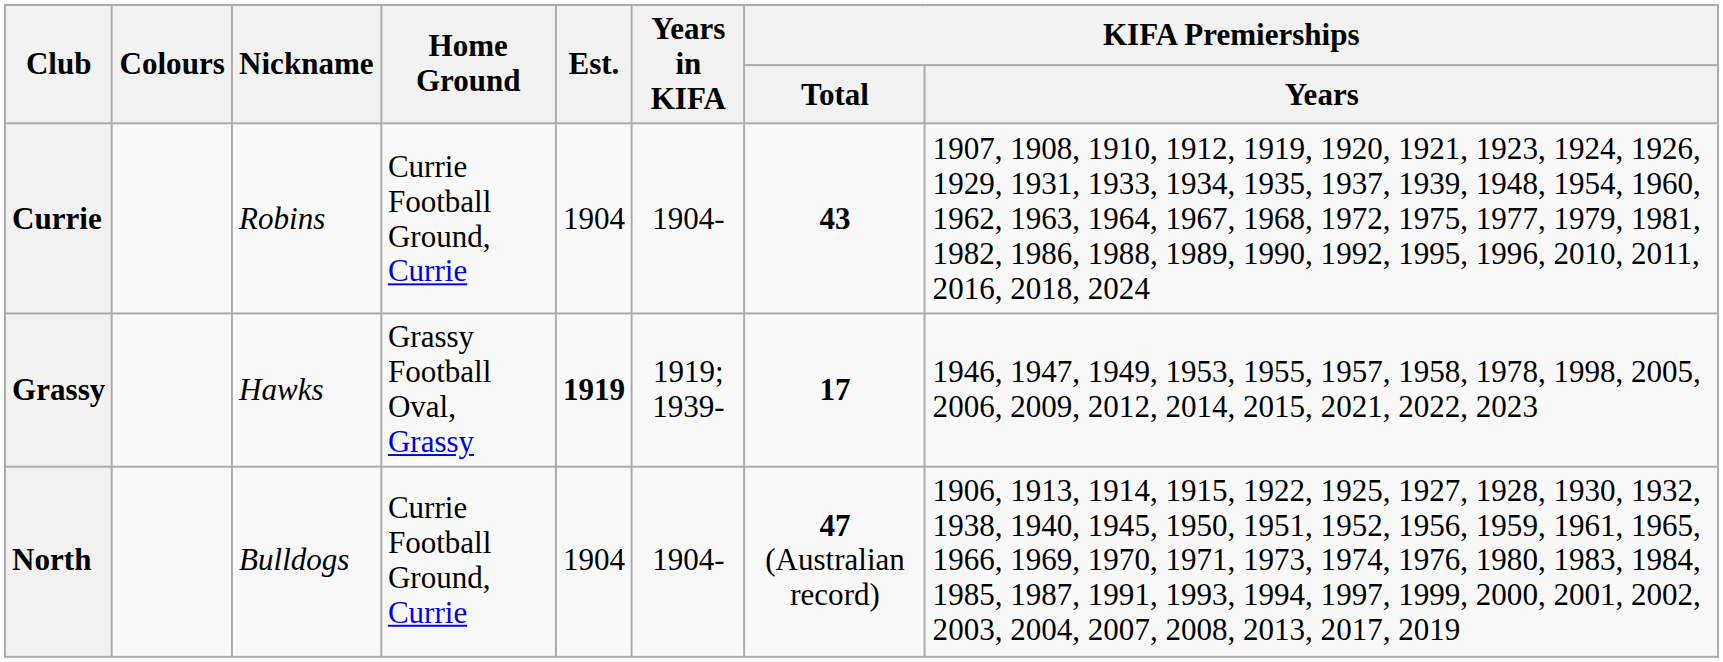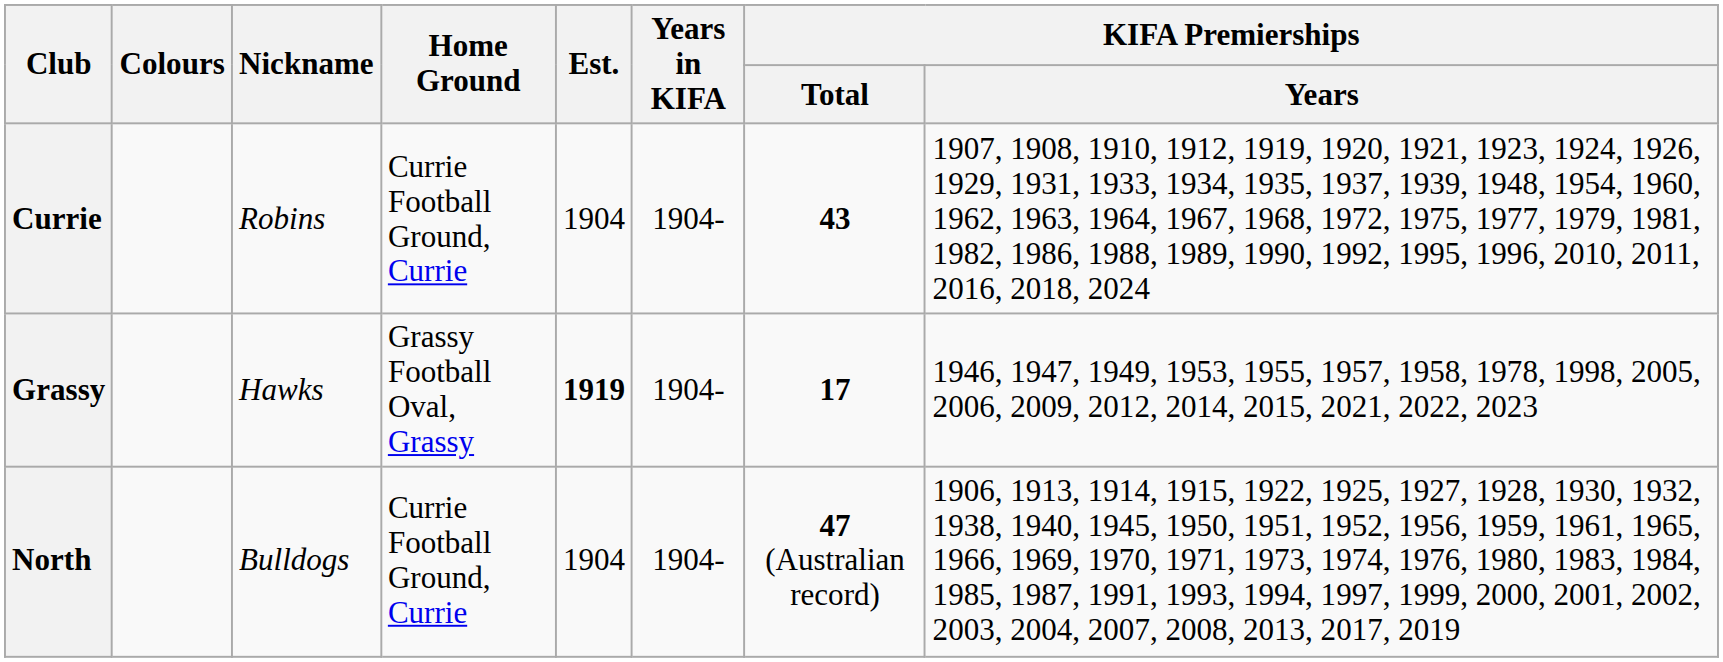(688, 389) 1919; 1939- -> (688, 389) 1904-
